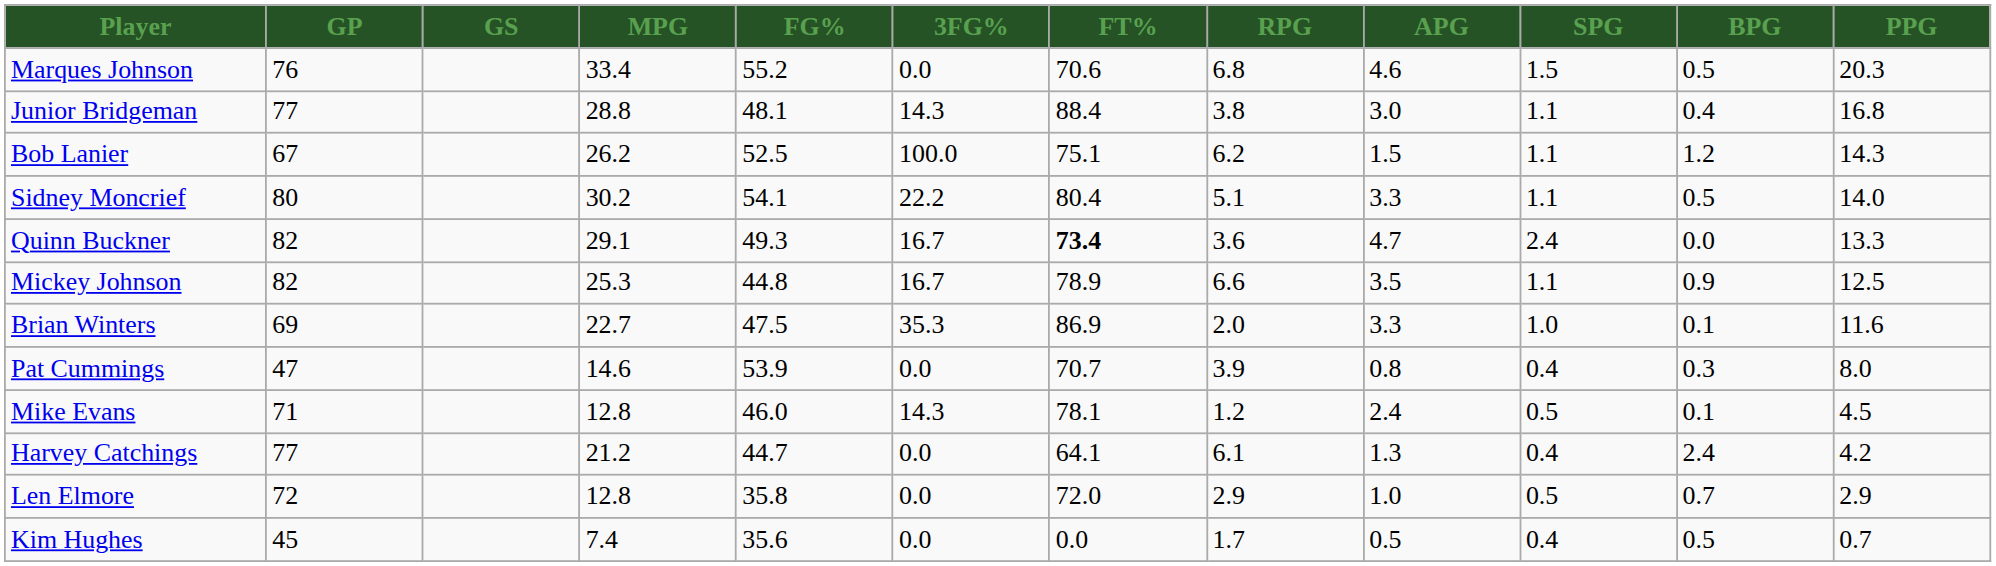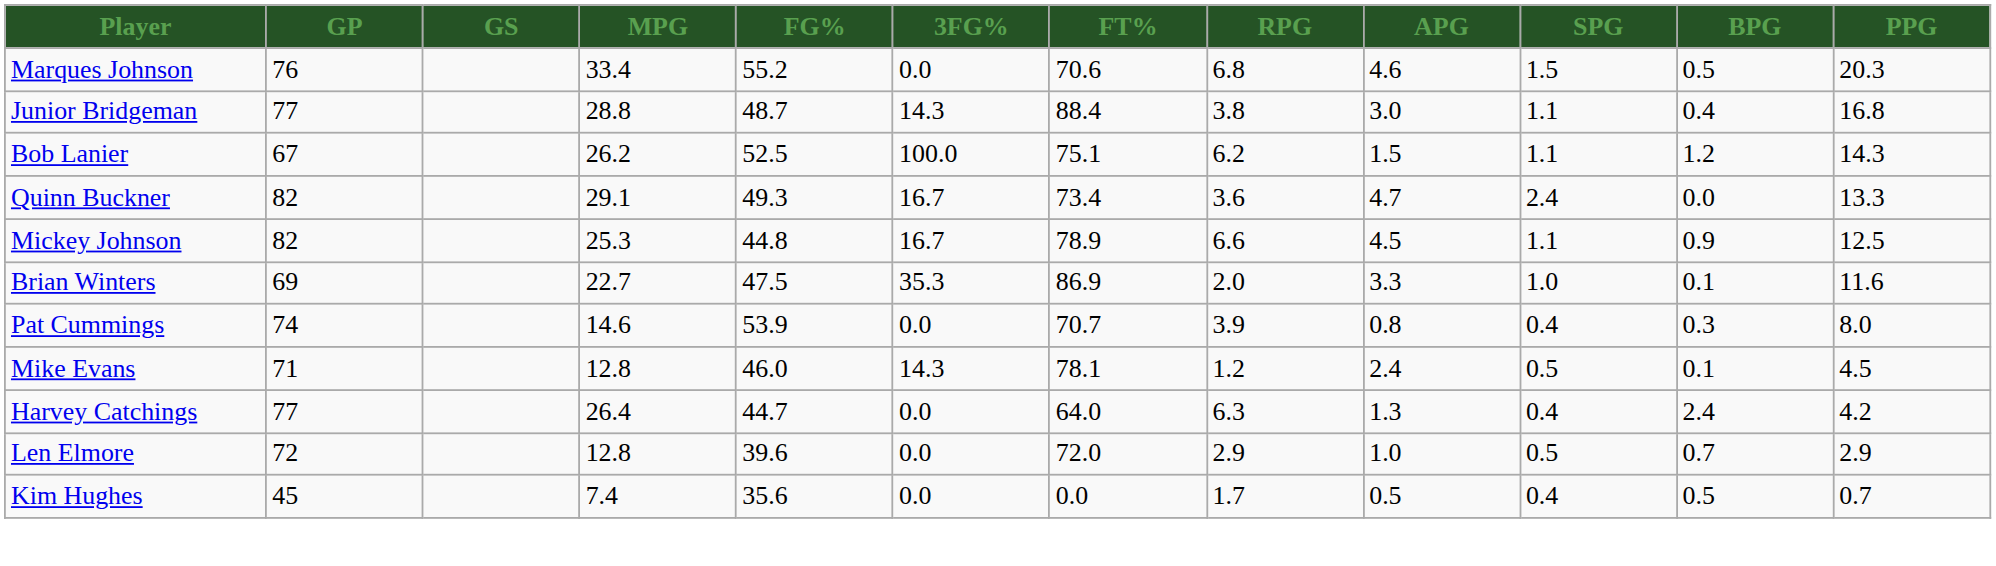(765, 111) 48.1 -> (765, 111) 48.7
- row: (98, 197)
(1078, 240) bold -> (1078, 197) normal
(1385, 282) 3.5 -> (1385, 240) 4.5
(285, 368) 47 -> (285, 325) 74
(608, 453) 21.2 -> (608, 411) 26.4
(1078, 453) 64.1 -> (1078, 411) 64.0
(1229, 453) 6.1 -> (1229, 411) 6.3
(765, 496) 35.8 -> (765, 453) 39.6
